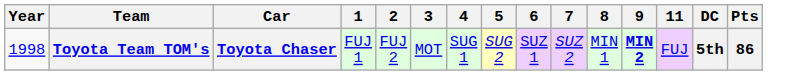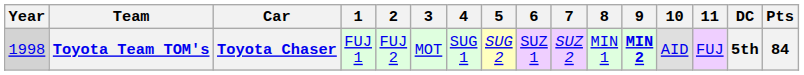+ column: (675, 17)
(27, 49) no background -> (27, 49) lightgrey background
(745, 49) 86 -> (780, 49) 84
